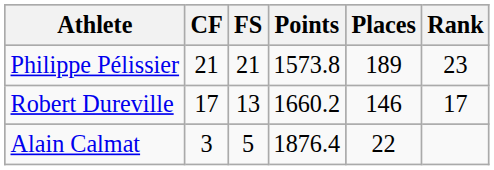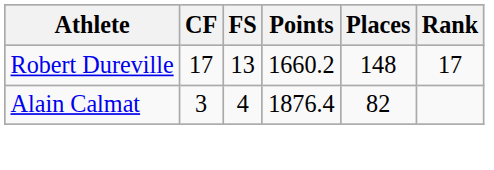- row: (95, 64)
(384, 104) 146 -> (378, 64) 148
(248, 144) 5 -> (243, 104) 4
(384, 144) 22 -> (378, 104) 82
